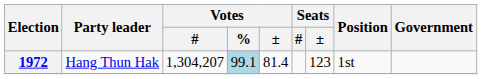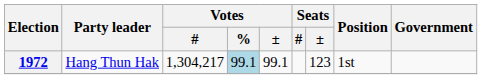(195, 62) 1,304,207 -> (195, 62) 1,304,217
(276, 62) 81.4 -> (276, 62) 99.1
